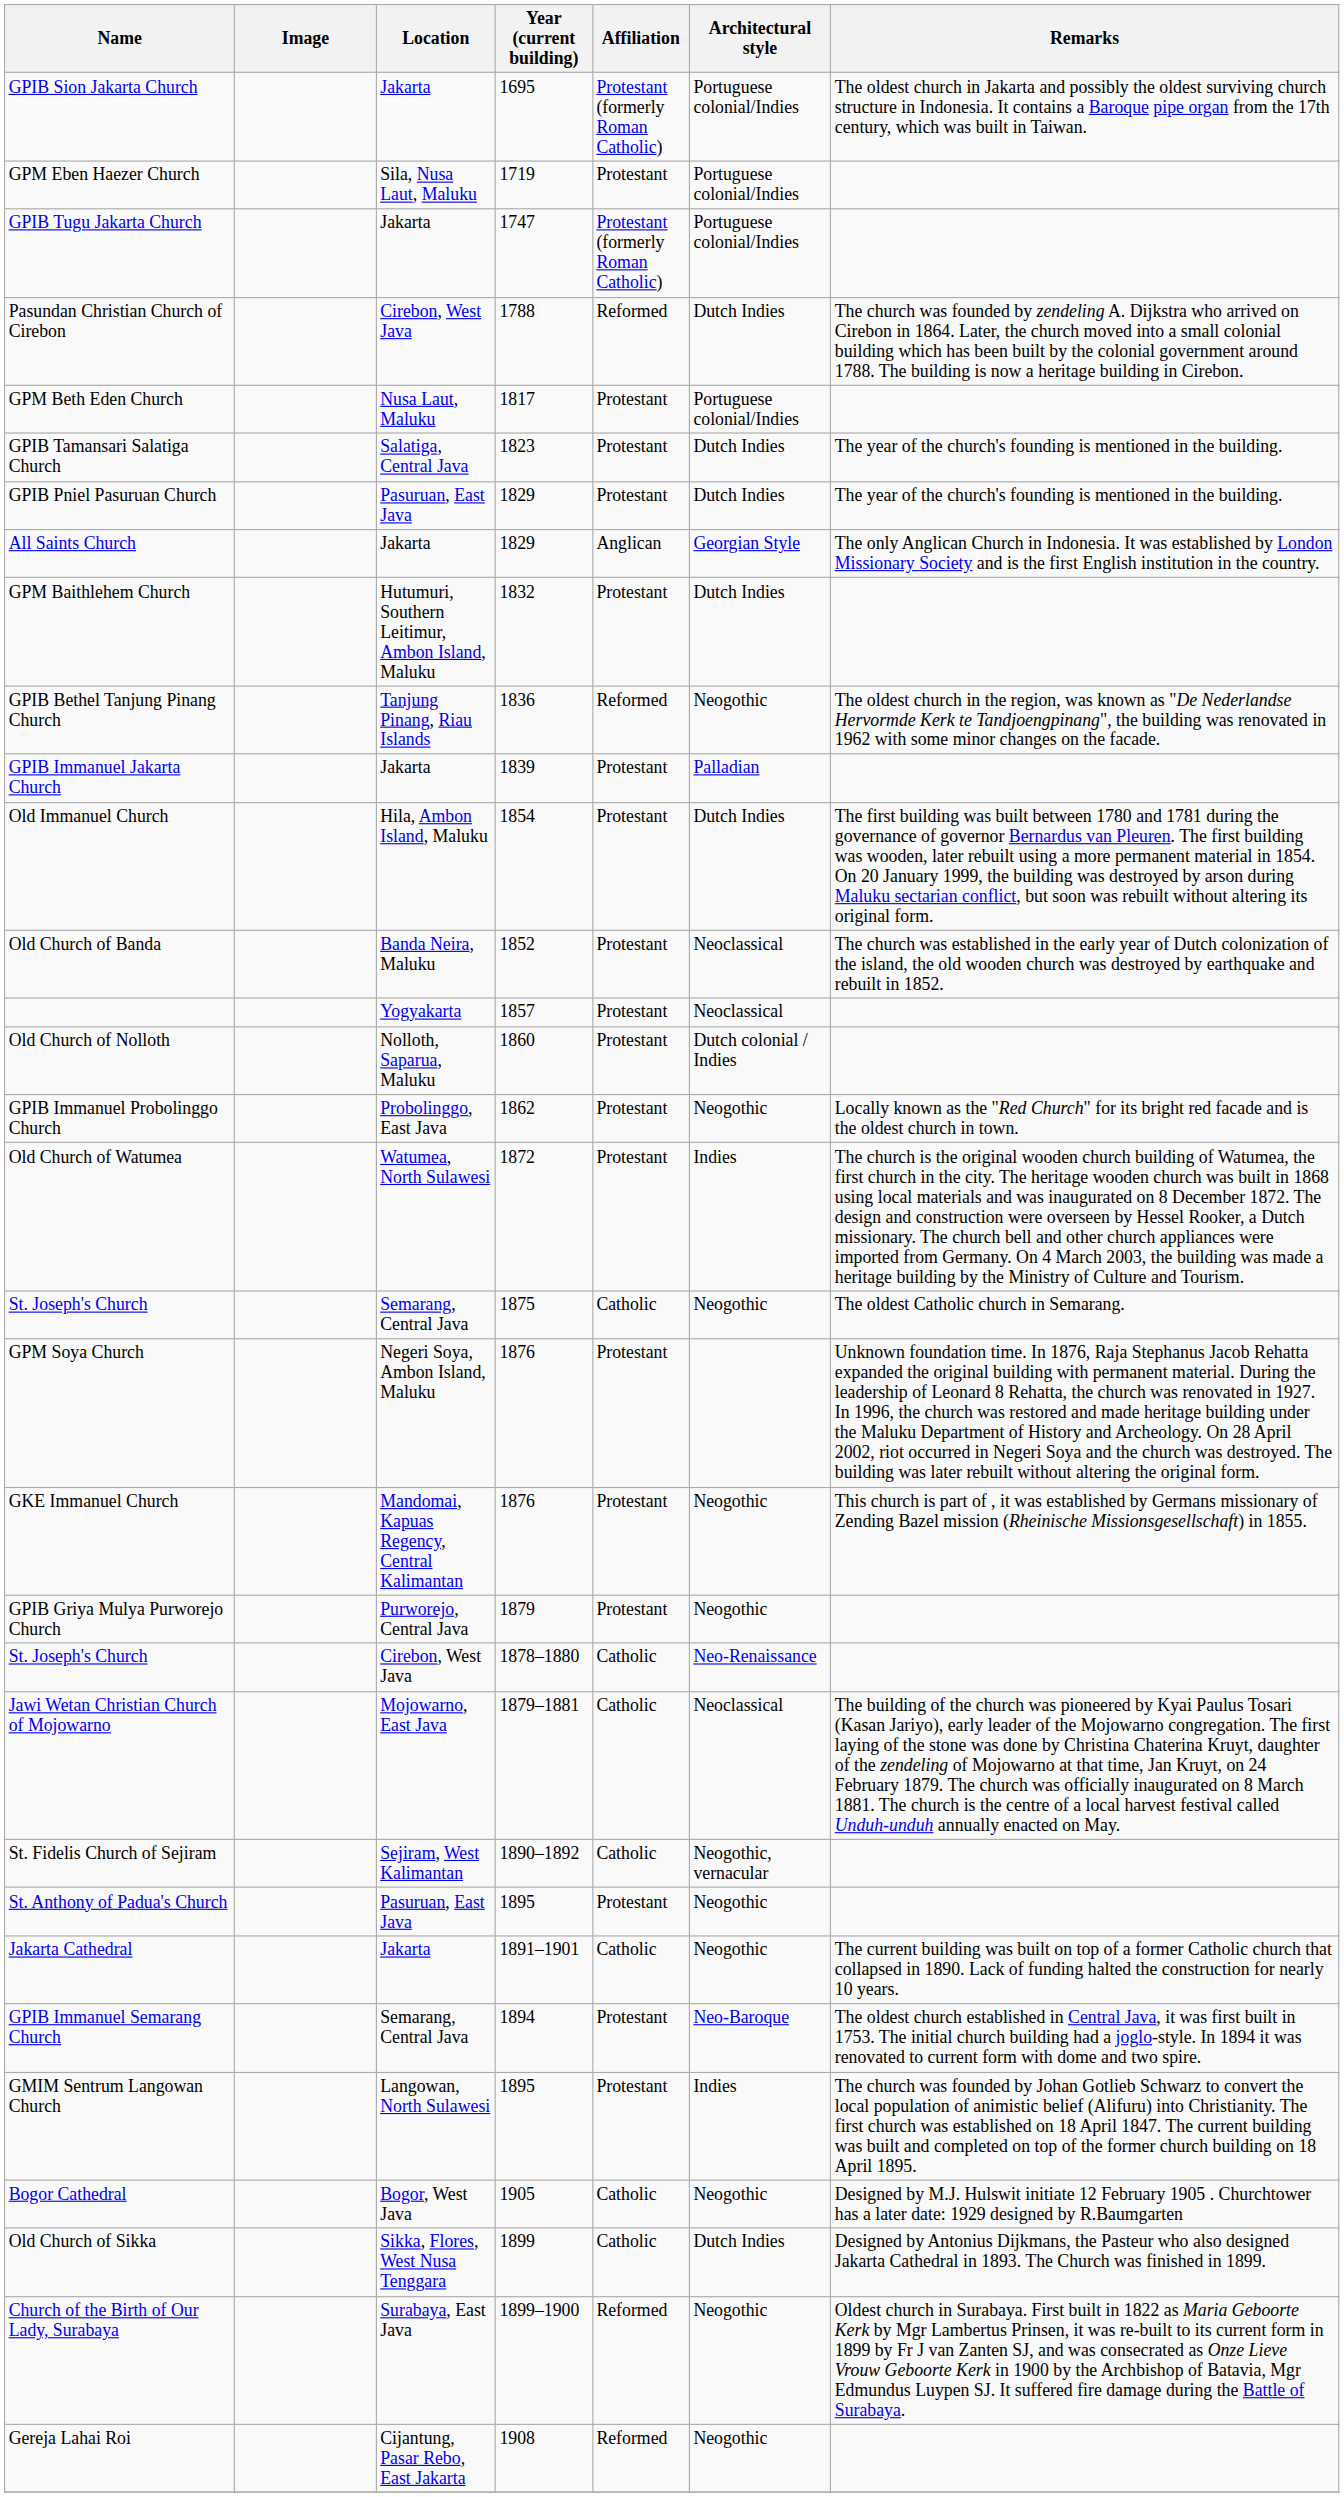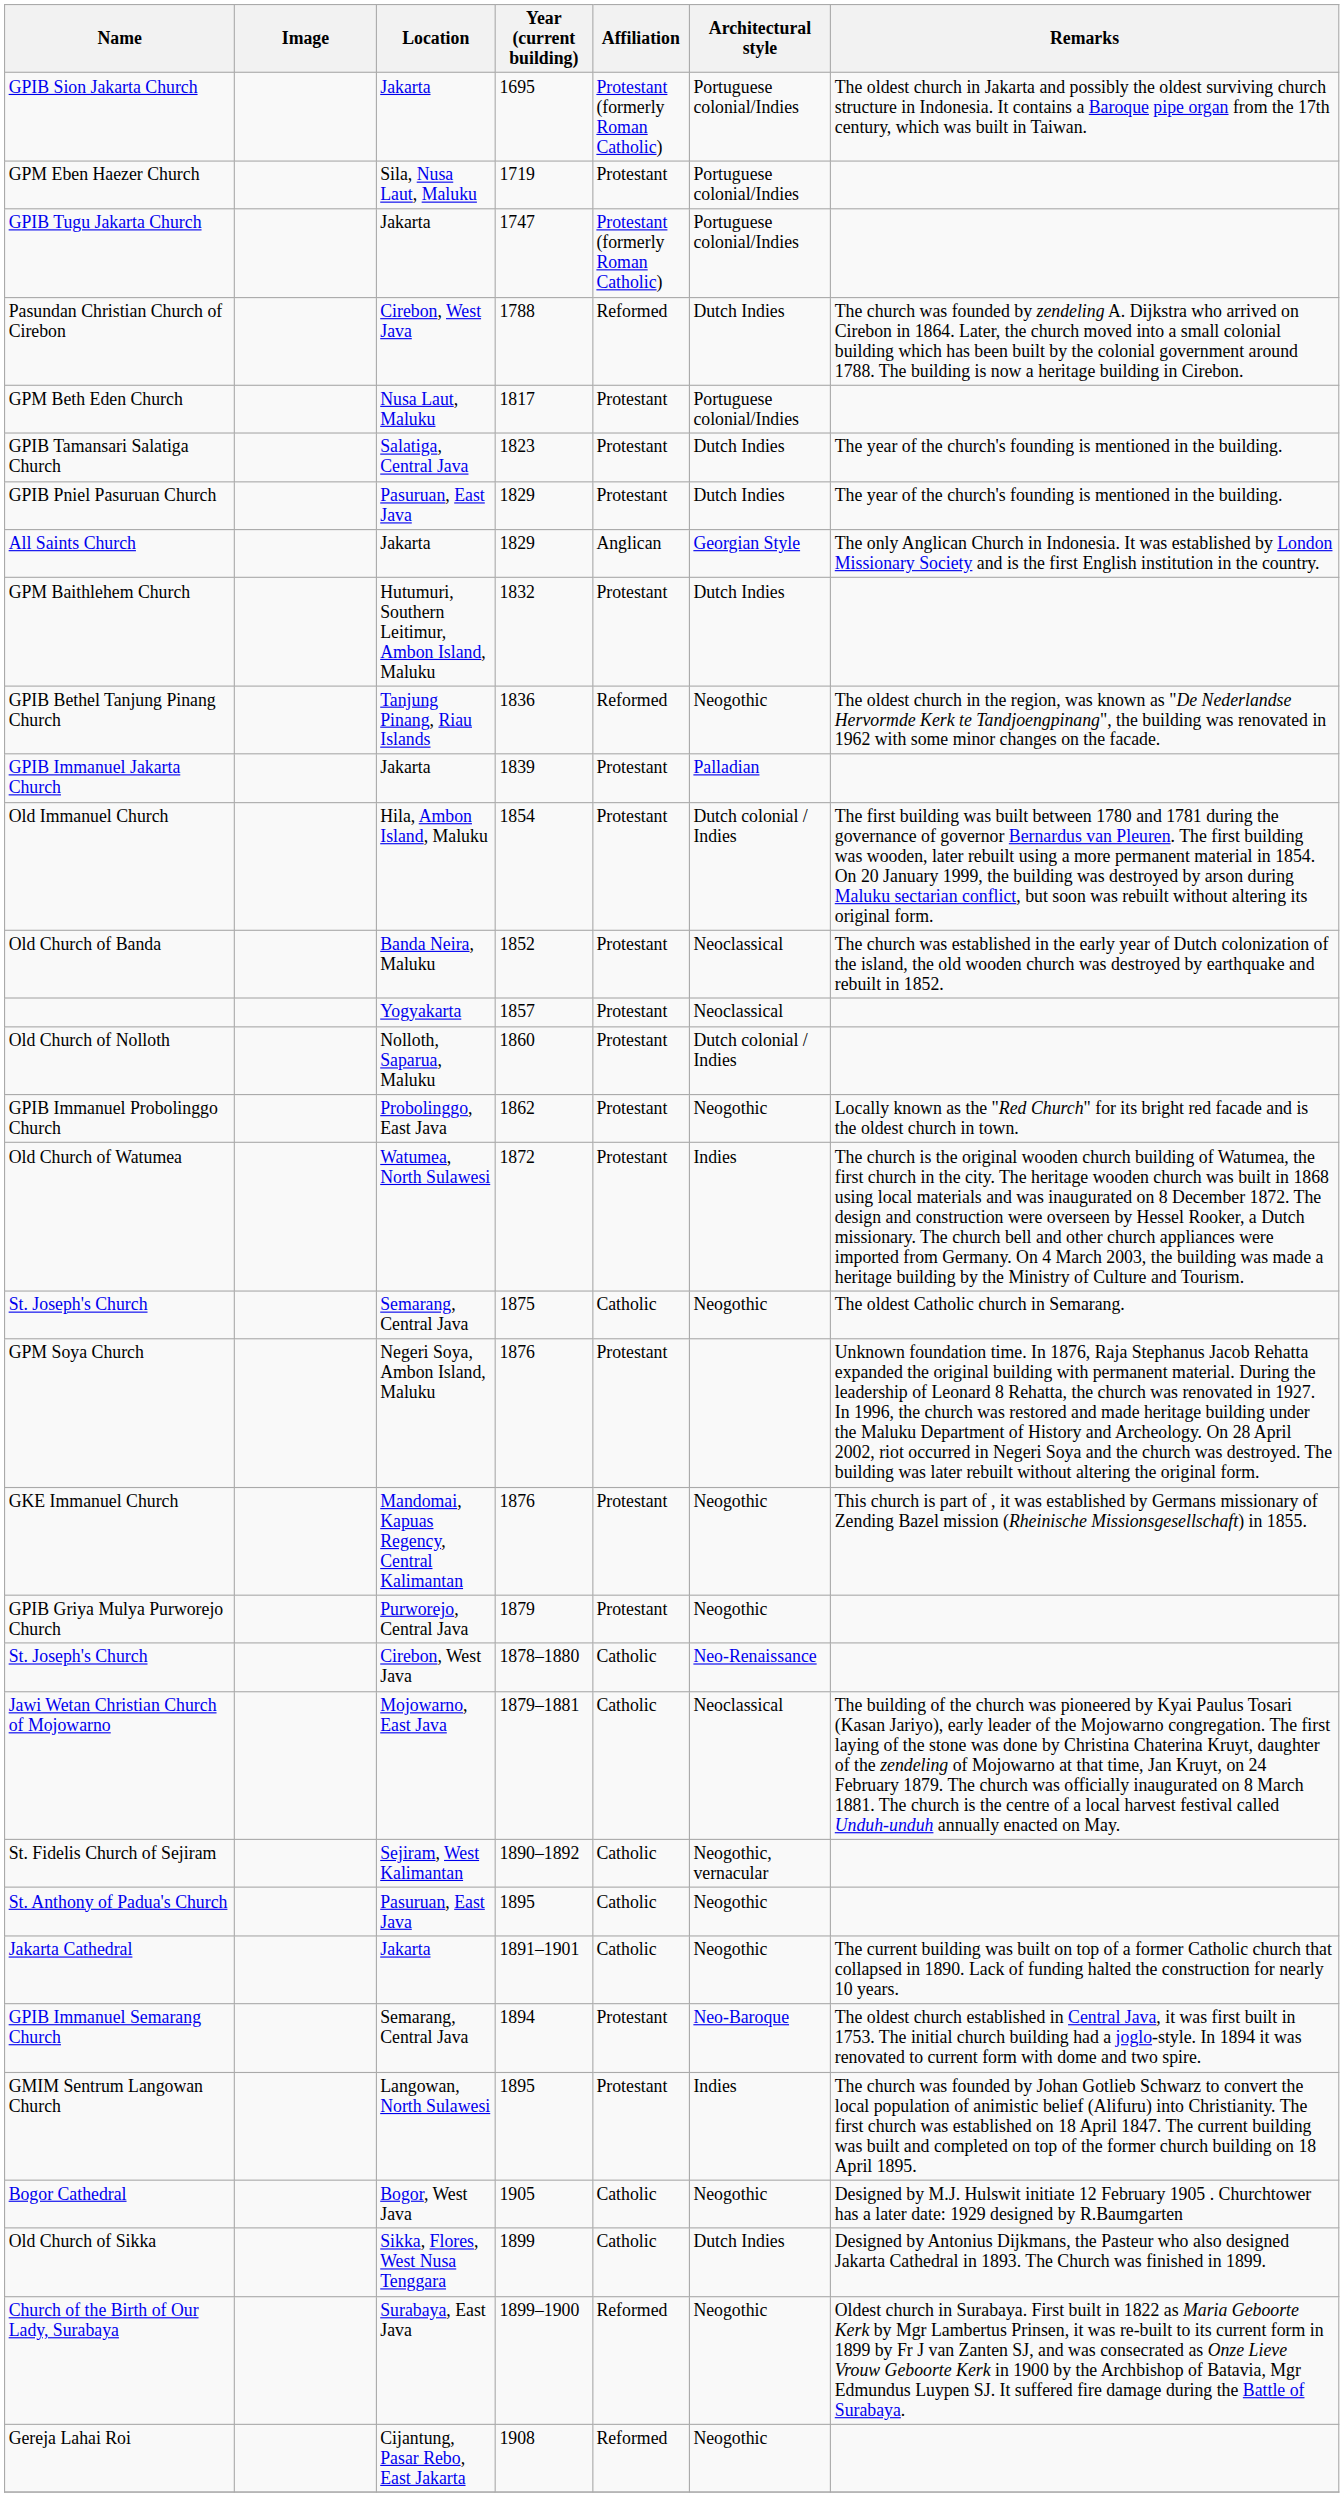(739, 816) Dutch Indies -> (751, 826) Dutch colonial / Indies
(632, 1901) Protestant -> (626, 1901) Catholic
